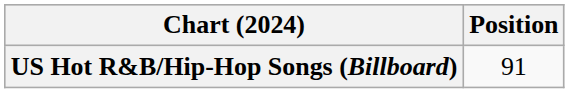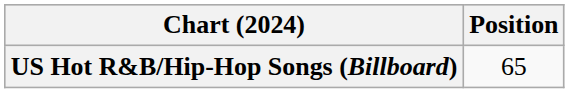(514, 66) 91 -> (514, 66) 65
